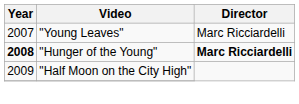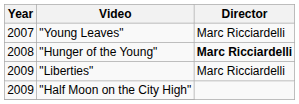(20, 52) bold -> (20, 52) normal
+ row: (66, 71)
